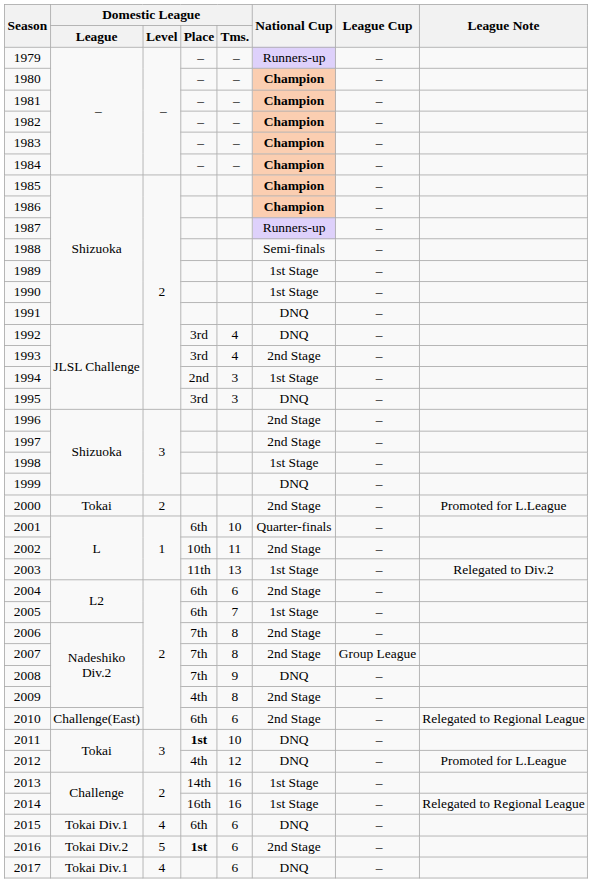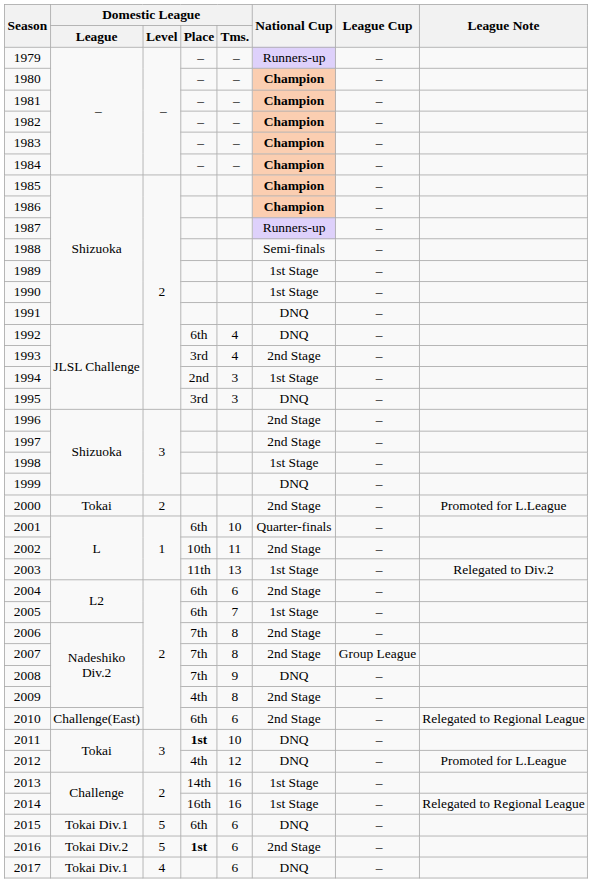(199, 334) 3rd -> (199, 334) 6th
(162, 825) 4 -> (162, 825) 5
